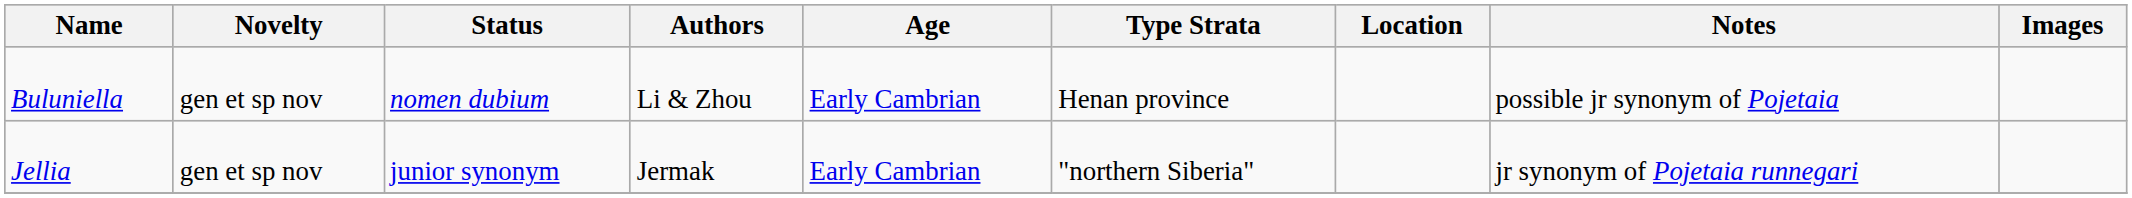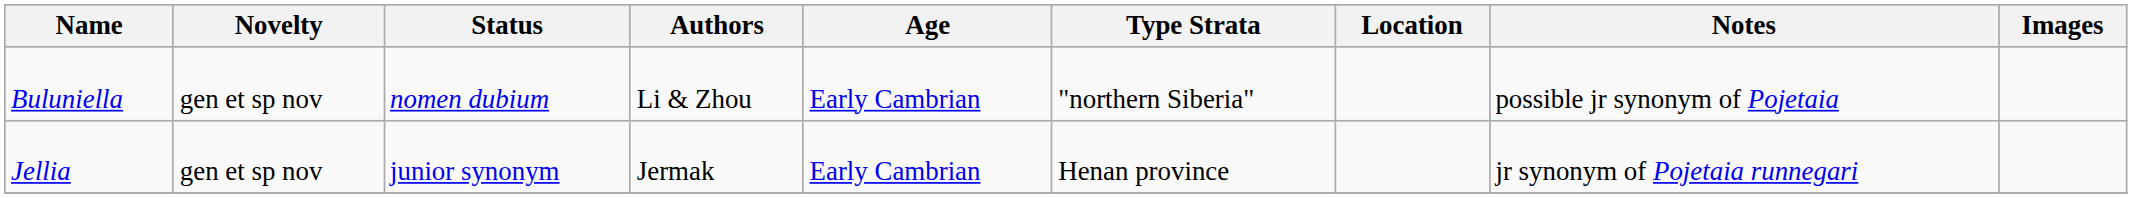(1144, 98) Henan province -> (1156, 98) "northern Siberia"
(1156, 171) "northern Siberia" -> (1144, 171) Henan province
